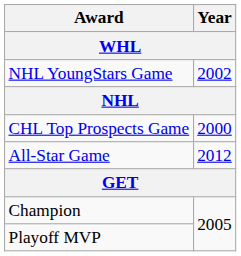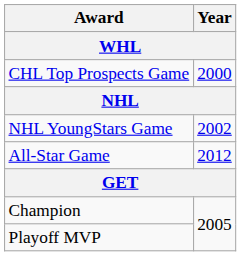rows swapped: (99, 127) <-> (91, 73)
